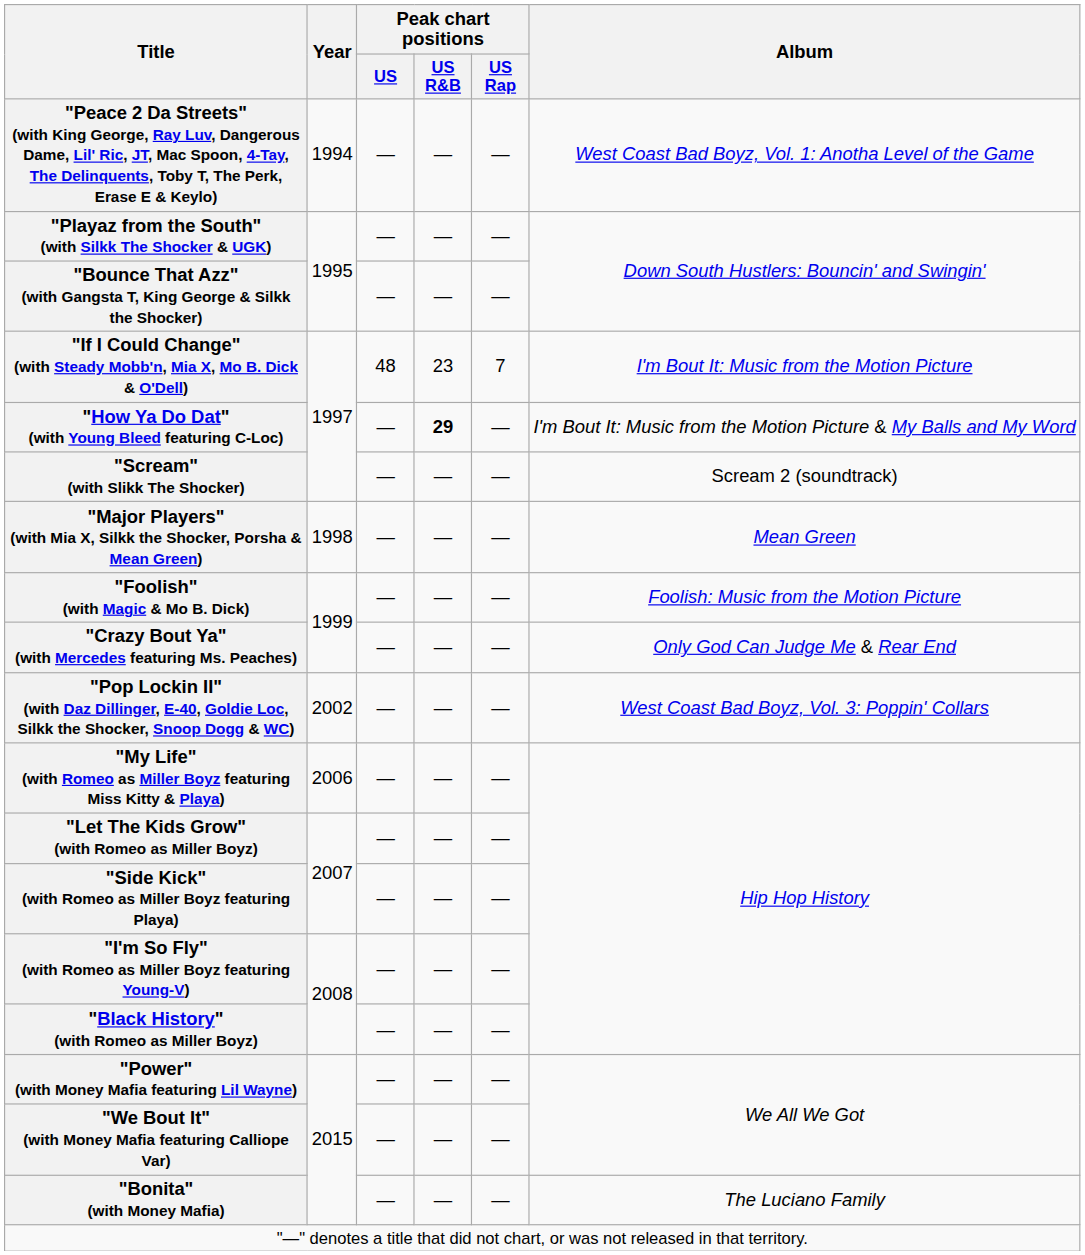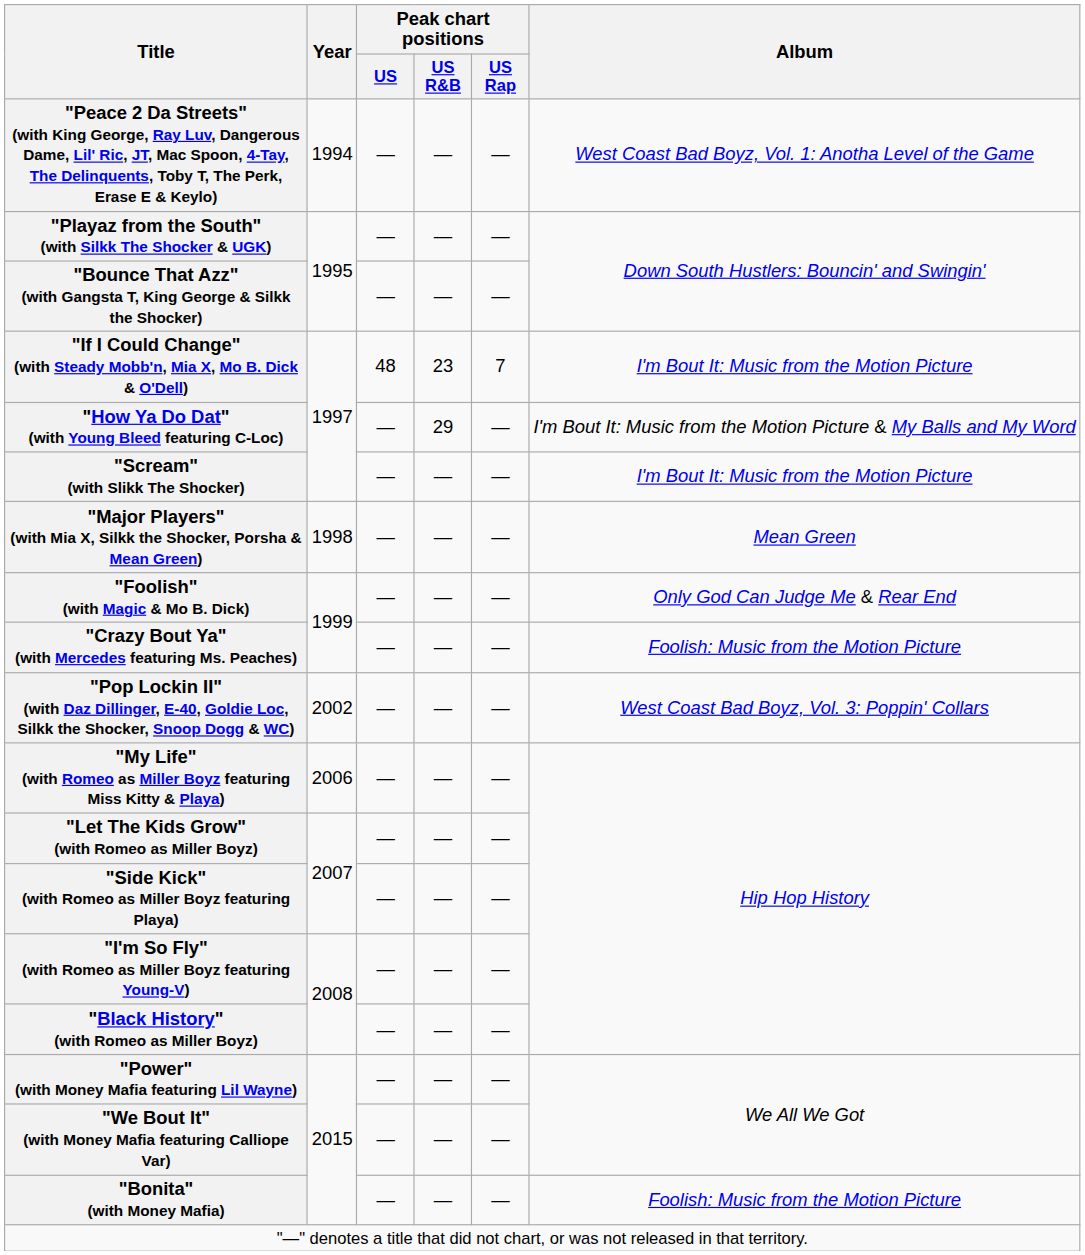(443, 426) bold -> (443, 426) normal
(805, 476) Scream 2 (soundtrack) -> (805, 476) I'm Bout It: Music from the Motion Picture
(805, 597) Foolish: Music from the Motion Picture -> (805, 597) Only God Can Judge Me & Rear End
(805, 647) Only God Can Judge Me & Rear End -> (805, 647) Foolish: Music from the Motion Picture
(805, 1199) The Luciano Family -> (805, 1199) Foolish: Music from the Motion Picture
